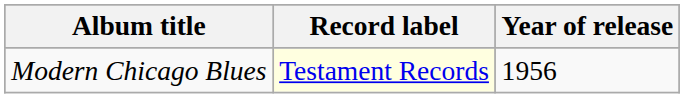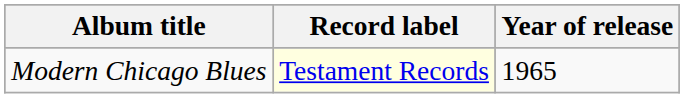(529, 69) 1956 -> (529, 69) 1965
